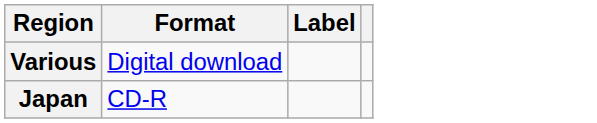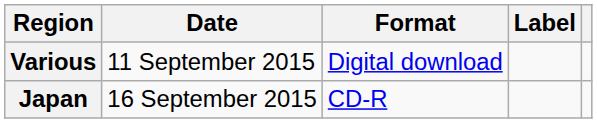+ column: (212, 23)
